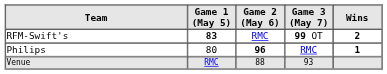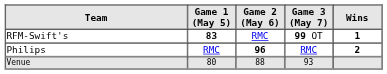(357, 36) 2 -> (357, 36) 1
(211, 50) 80 -> (211, 50) RMC
(357, 50) 1 -> (357, 50) 2
(211, 63) RMC -> (211, 63) 80
